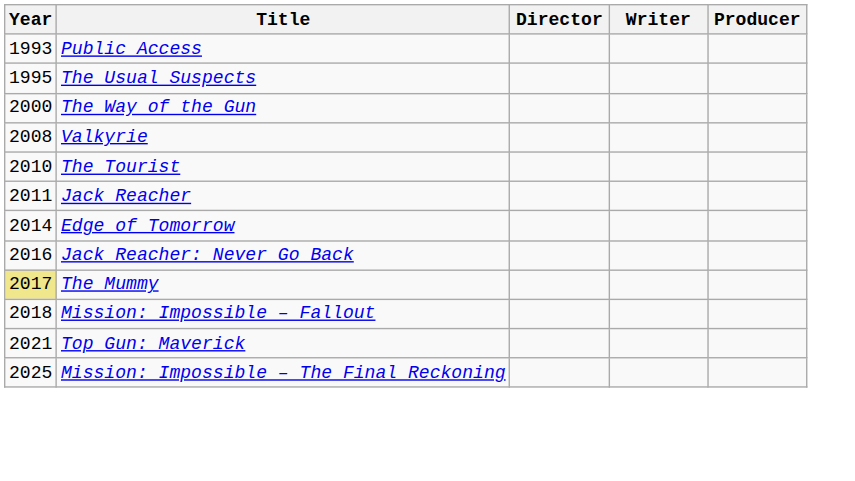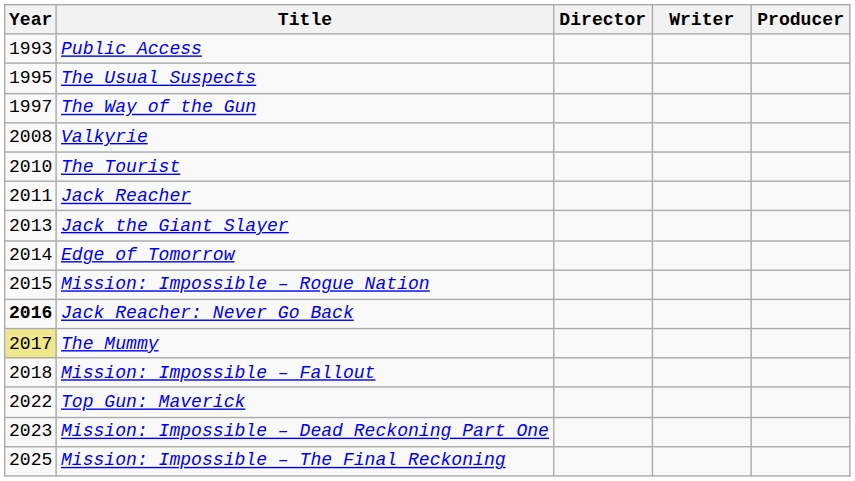(31, 108) 2000 -> (31, 108) 1997
+ row: (175, 226)
+ row: (245, 284)
(31, 255) normal -> (31, 314) bold
(31, 343) 2021 -> (31, 402) 2022
+ row: (305, 432)
